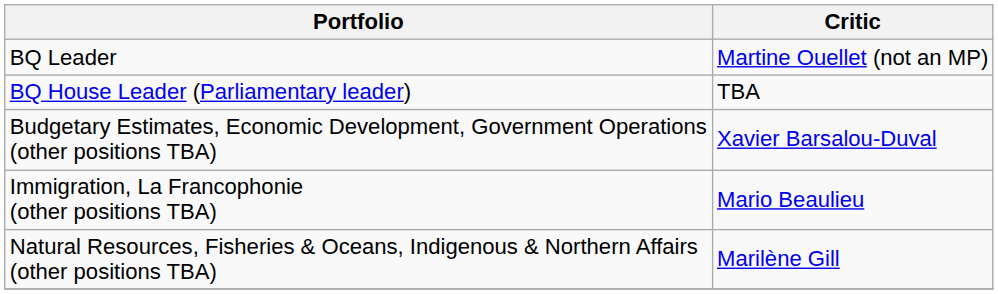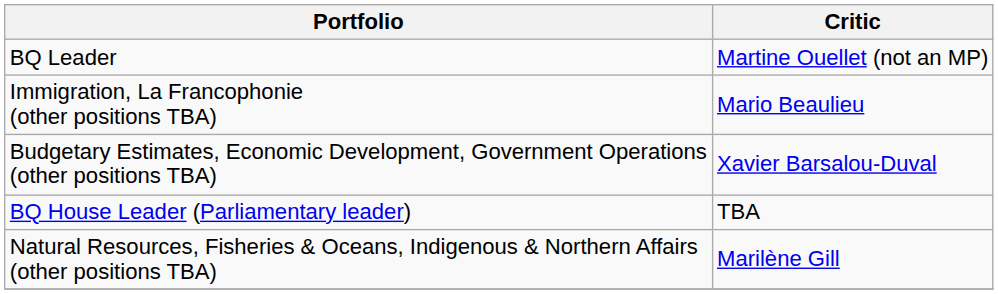rows swapped: (210, 92) <-> (156, 199)
